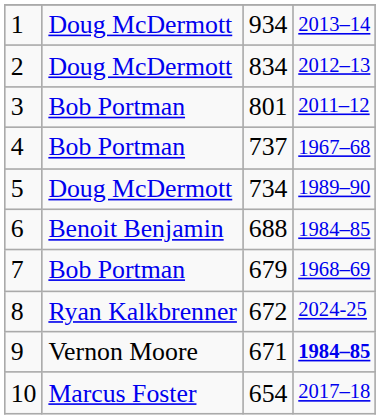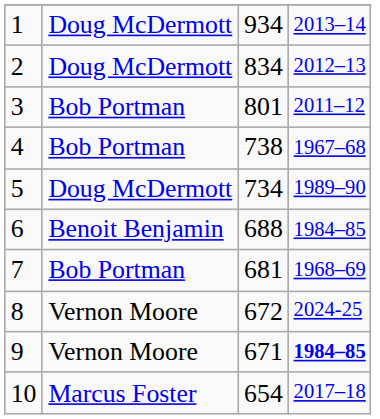(268, 147) 737 -> (263, 147) 738
(268, 270) 679 -> (263, 270) 681
(143, 310) Ryan Kalkbrenner -> (123, 310) Vernon Moore
